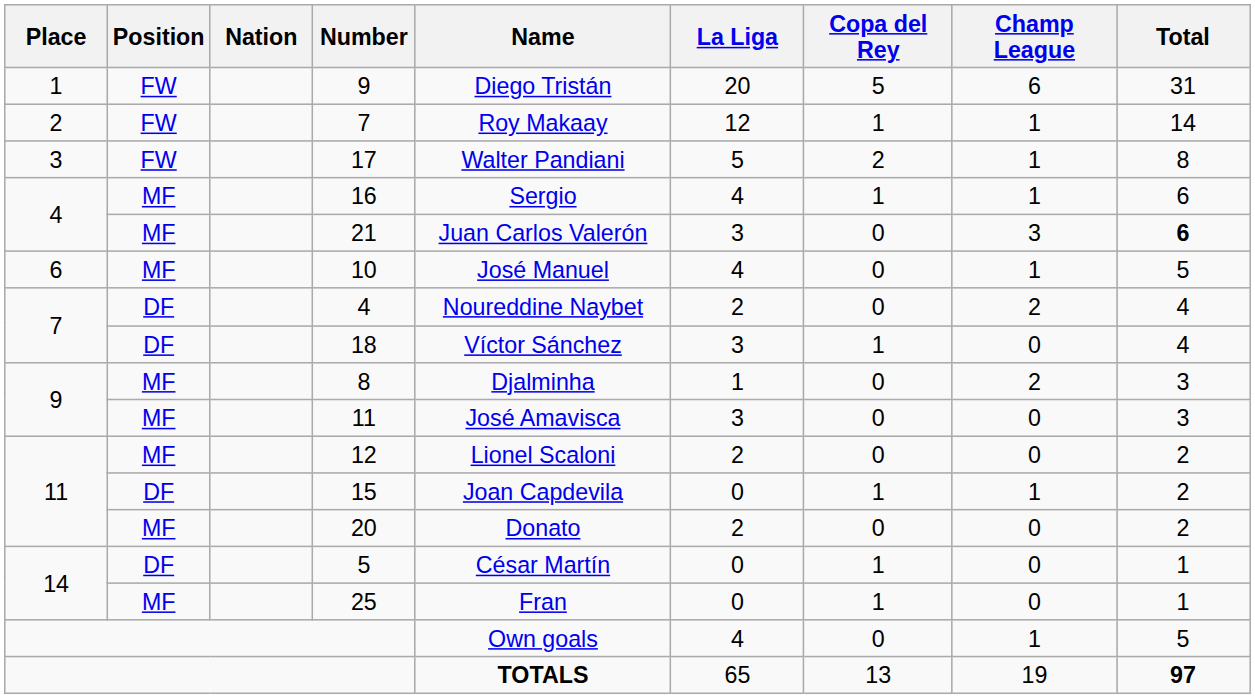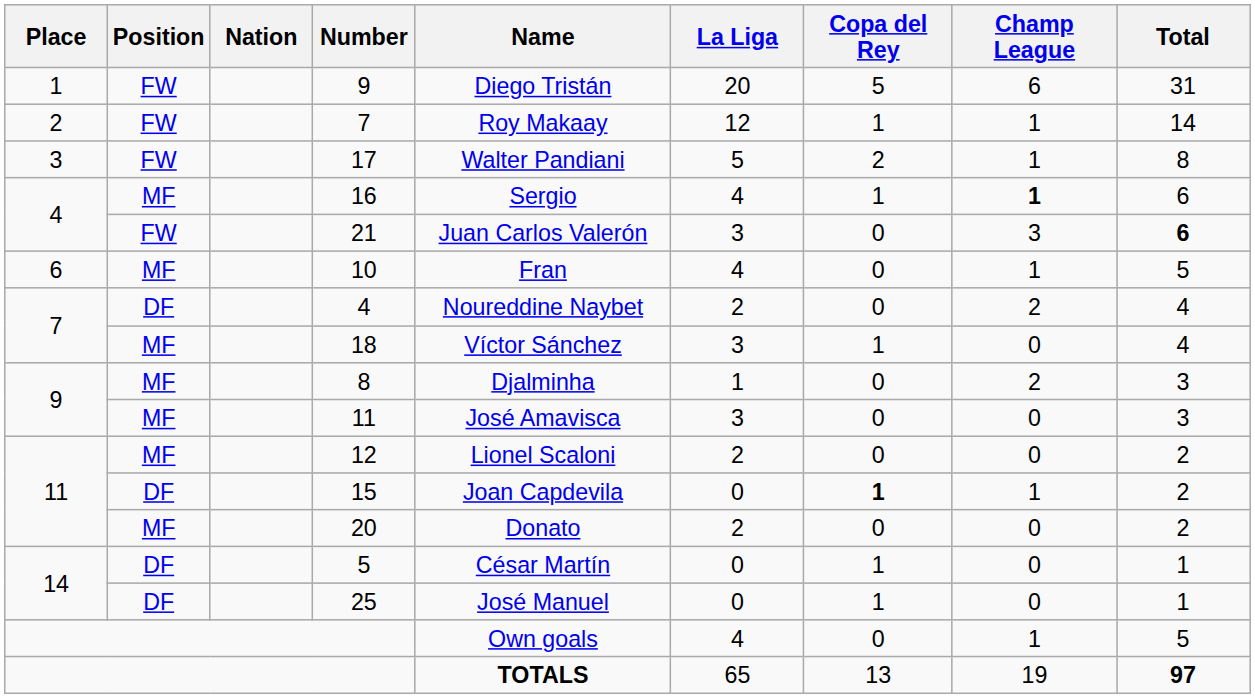(1034, 197) normal -> (1034, 197) bold
(159, 233) MF -> (159, 233) FW
(543, 270) José Manuel -> (543, 270) Fran
(159, 344) DF -> (159, 344) MF
(878, 491) normal -> (878, 491) bold
(159, 602) MF -> (159, 602) DF
(543, 602) Fran -> (543, 602) José Manuel
